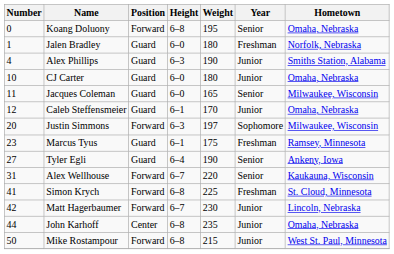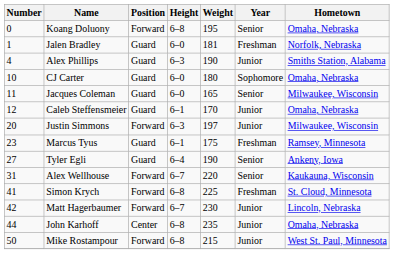(210, 45) 180 -> (210, 45) 181
(250, 77) Junior -> (260, 77) Sophomore
(260, 126) Sophomore -> (250, 126) Junior
